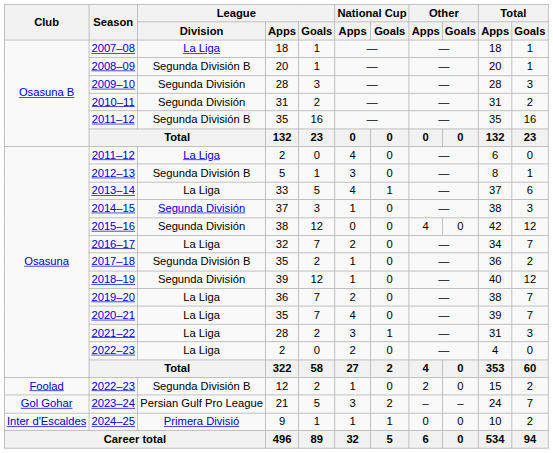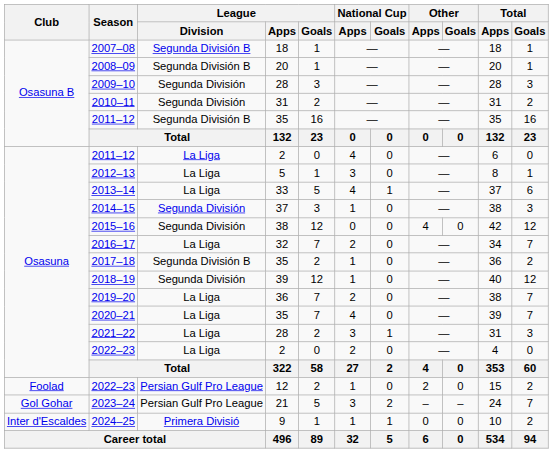(202, 48) La Liga -> (202, 48) Segunda División B
(202, 173) Segunda División B -> (202, 173) La Liga
(202, 386) Segunda División B -> (202, 386) Persian Gulf Pro League
